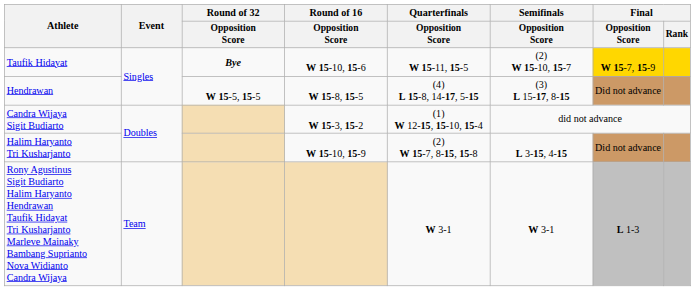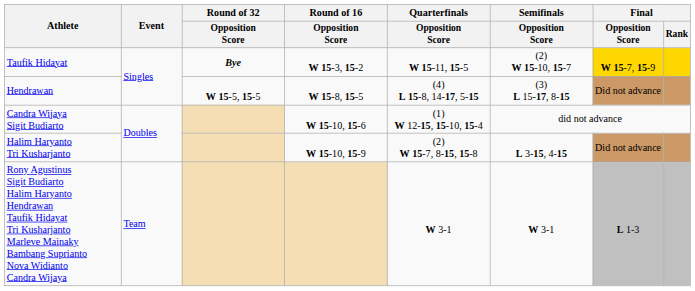(336, 68) W 15-10, 15-6 -> (336, 68) W 15-3, 15-2
(336, 125) W 15-3, 15-2 -> (336, 125) W 15-10, 15-6
